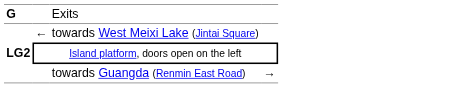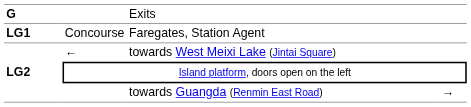+ row: (95, 33)
